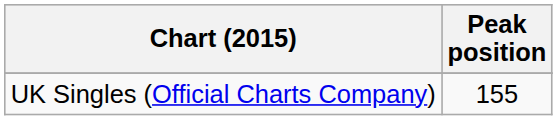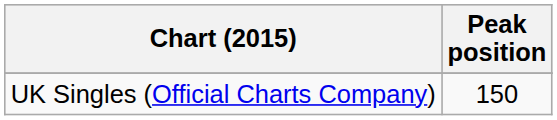(497, 93) 155 -> (497, 93) 150
